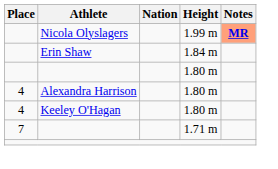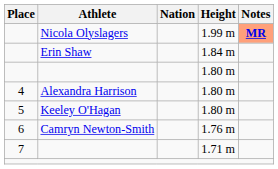(21, 110) 4 -> (21, 110) 5
+ row: (97, 129)
